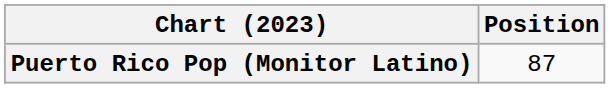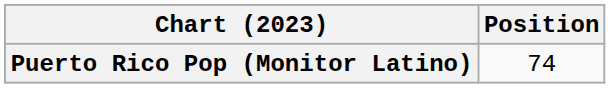(542, 64) 87 -> (542, 64) 74
